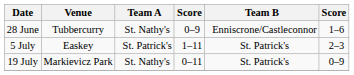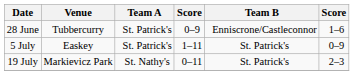(145, 29) St. Nathy's -> (145, 29) St. Patrick's
(334, 45) 2–3 -> (334, 45) 0–9
(334, 62) 0–9 -> (334, 62) 2–3
